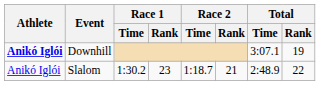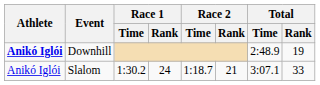(265, 52) 3:07.1 -> (265, 52) 2:48.9
(165, 71) 23 -> (165, 71) 24
(265, 71) 2:48.9 -> (265, 71) 3:07.1
(298, 71) 22 -> (298, 71) 33
